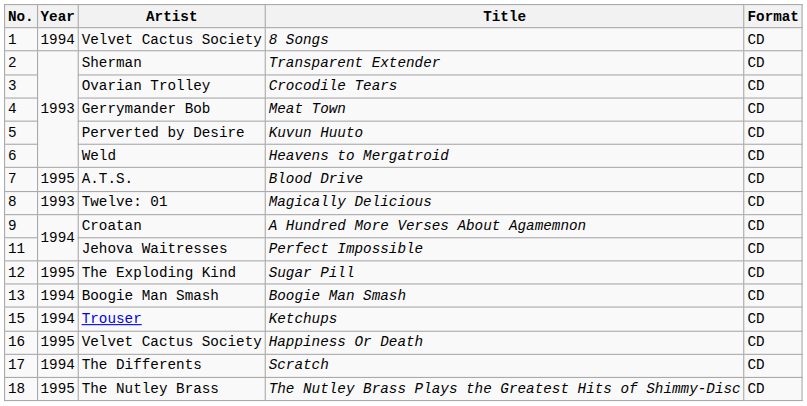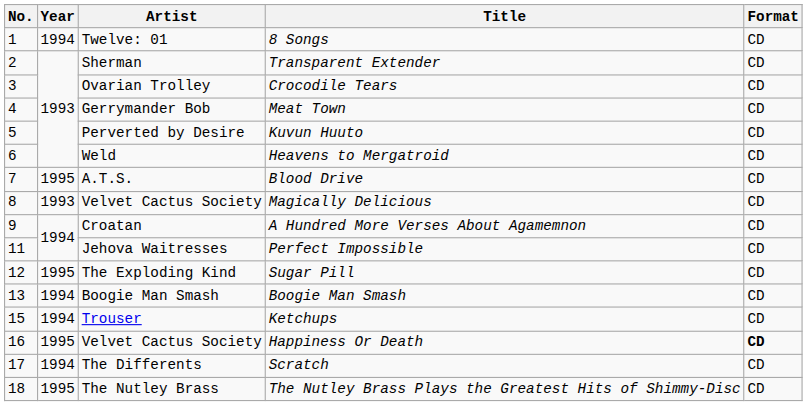(172, 40) Velvet Cactus Society -> (125, 40) Twelve: 01
(125, 203) Twelve: 01 -> (172, 203) Velvet Cactus Society
(756, 342) normal -> (756, 342) bold
